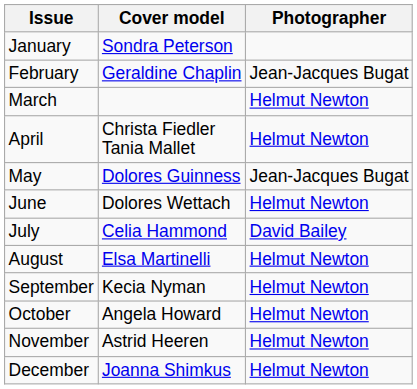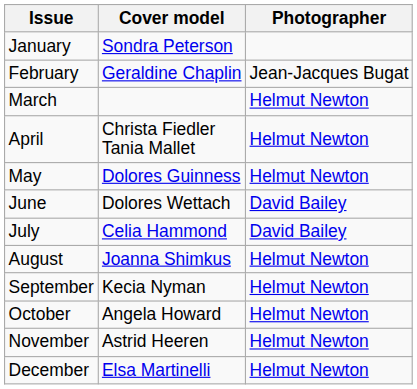(329, 176) Jean-Jacques Bugat -> (309, 176) Helmut Newton
(309, 203) Helmut Newton -> (298, 203) David Bailey
(156, 259) Elsa Martinelli -> (166, 259) Joanna Shimkus
(166, 369) Joanna Shimkus -> (156, 369) Elsa Martinelli
